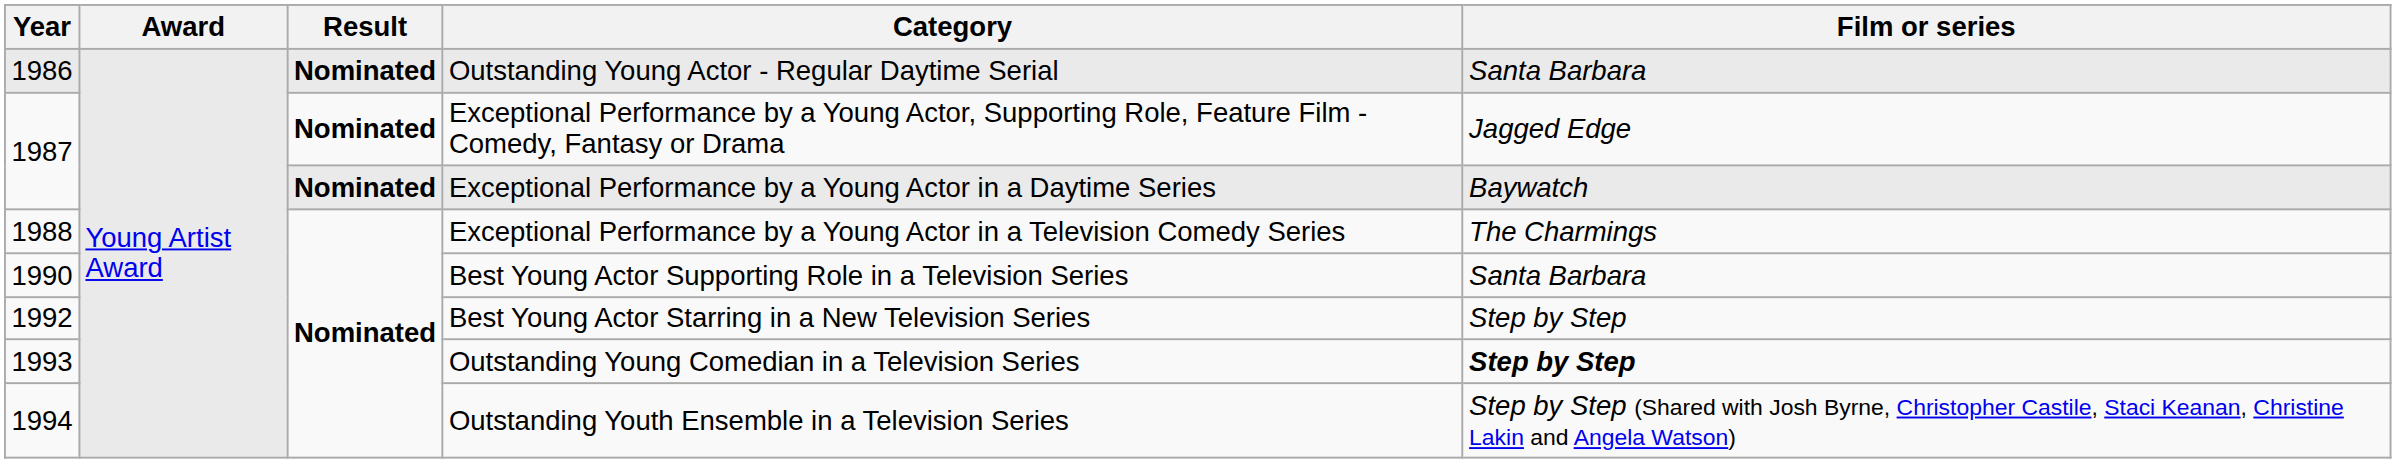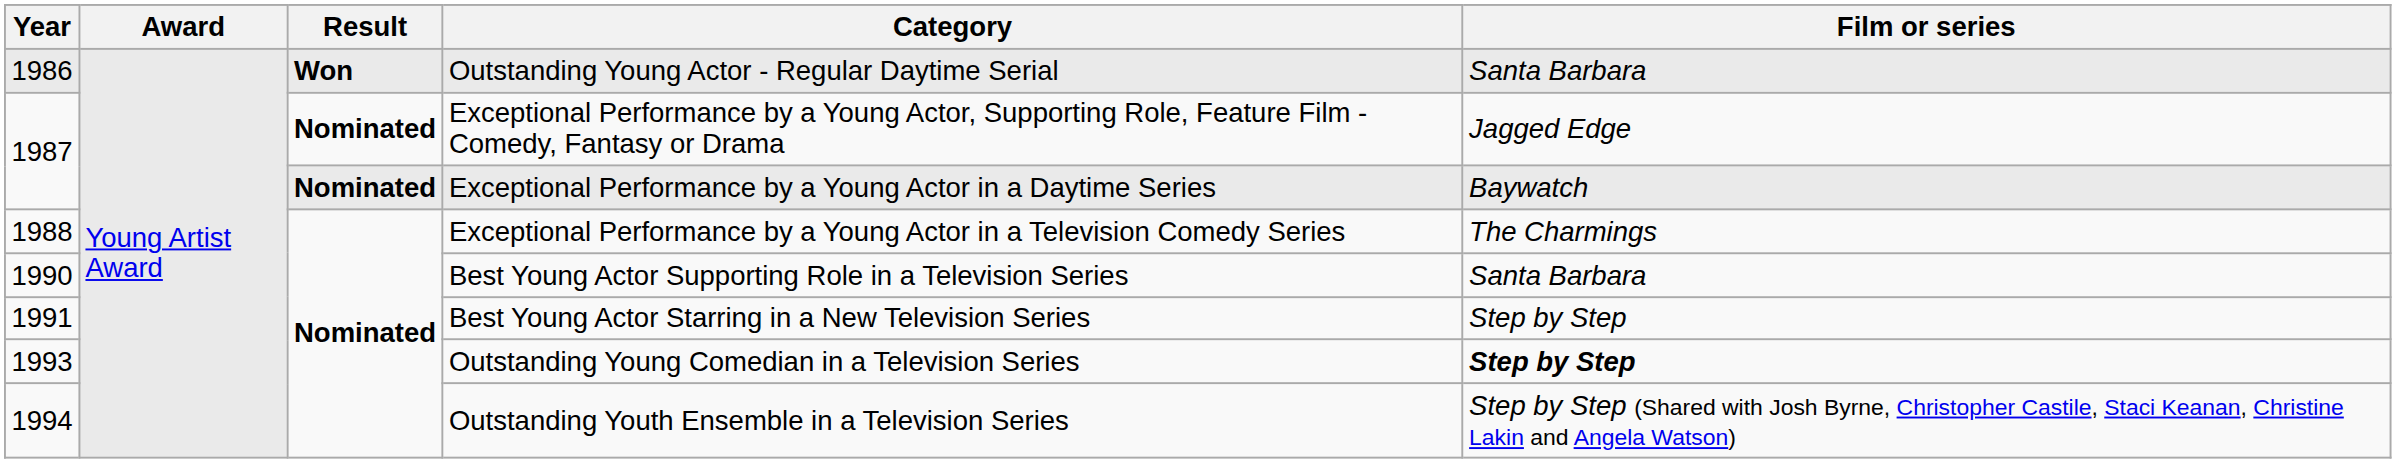(365, 71) Nominated -> (324, 71) Won
(42, 318) 1992 -> (42, 318) 1991
